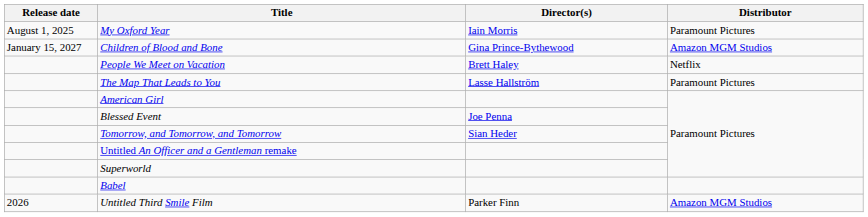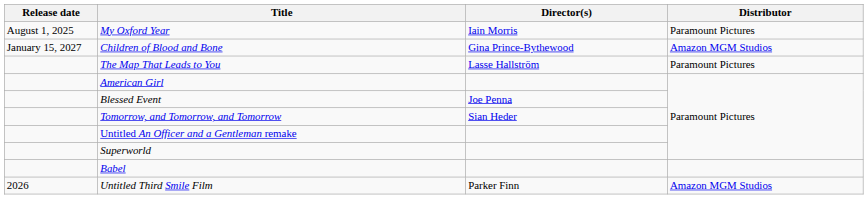- row: (163, 64)
